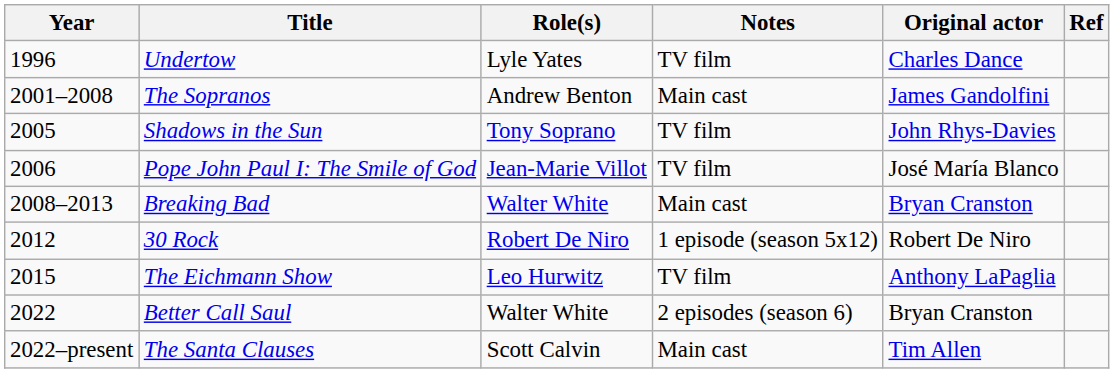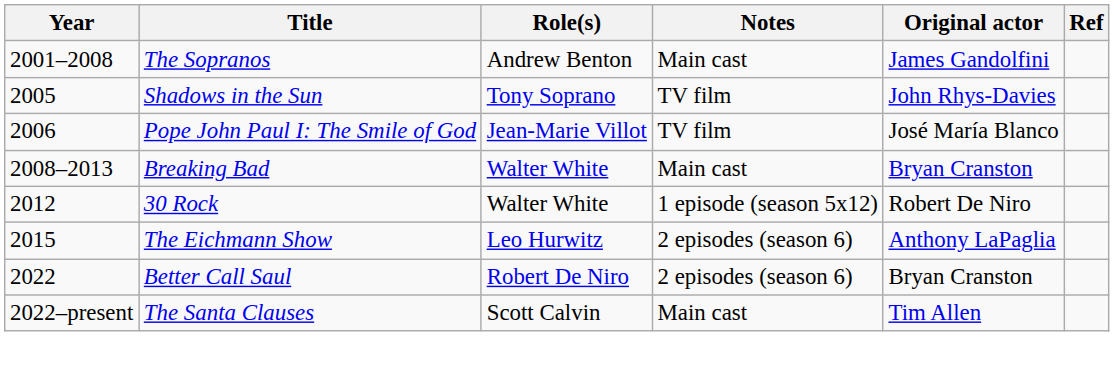- row: (190, 58)
(558, 240) Robert De Niro -> (548, 204) Walter White
(694, 276) TV film -> (755, 240) 2 episodes (season 6)
(548, 312) Walter White -> (558, 276) Robert De Niro
